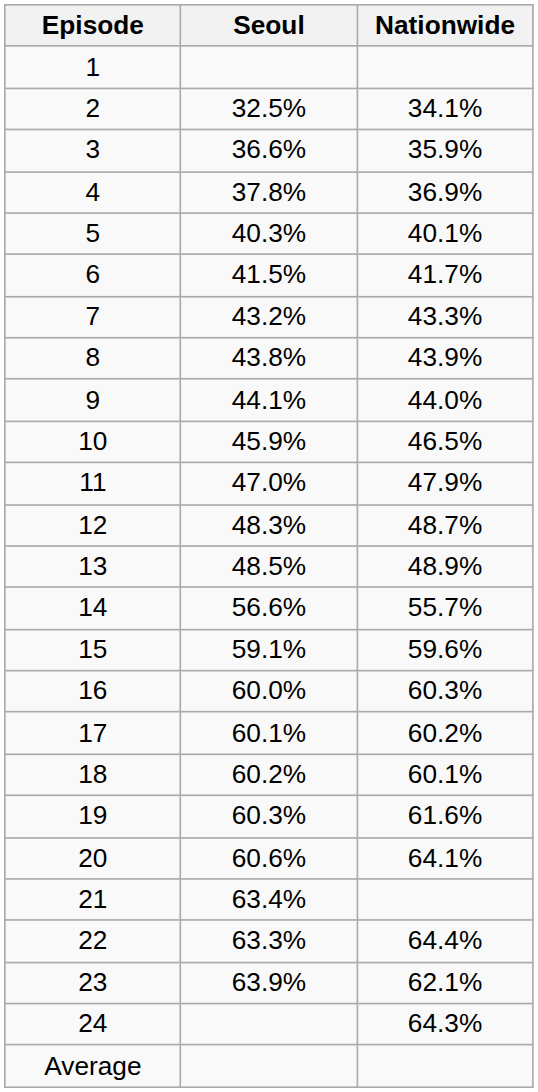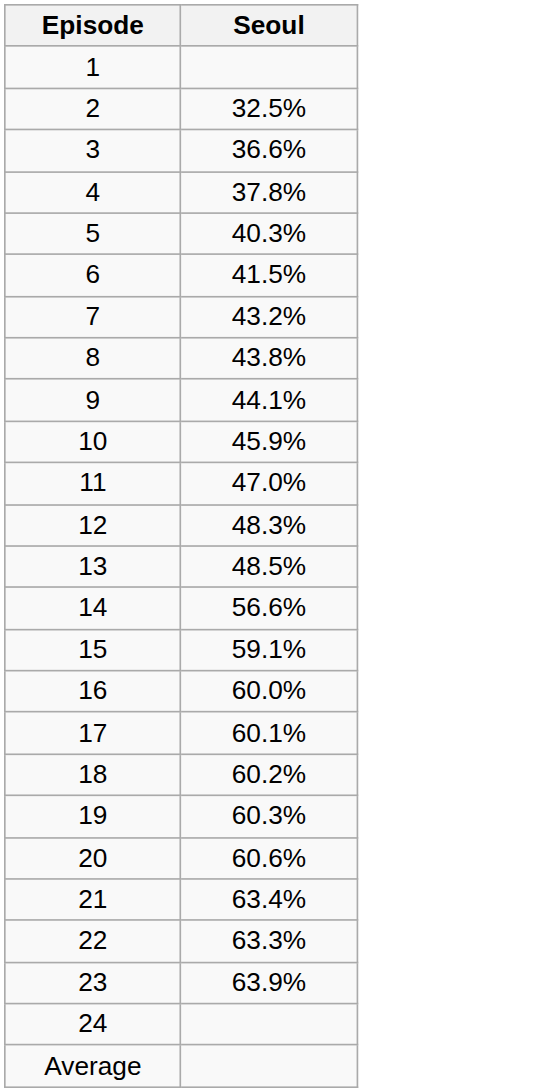- column: (445, 25)
